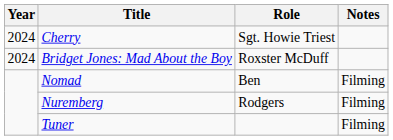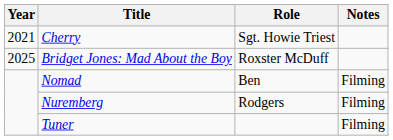(21, 37) 2024 -> (21, 37) 2021
(21, 59) 2024 -> (21, 59) 2025
